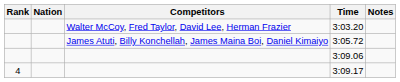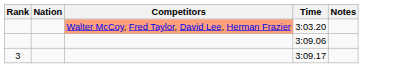(179, 27) no background -> (179, 27) lightsalmon background
- row: (348, 41)
(18, 71) 4 -> (18, 56) 3
